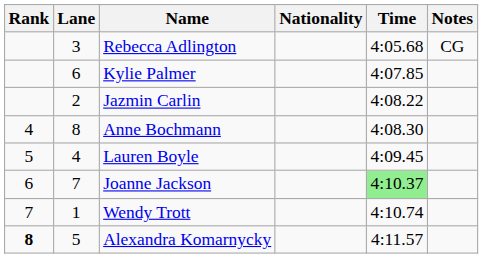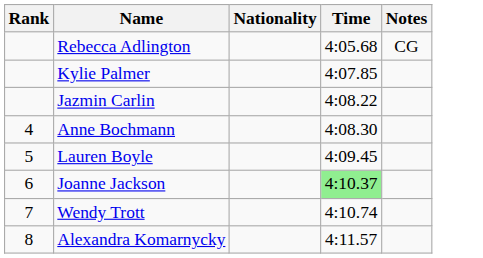- column: (76, 18)
(29, 239) bold -> (29, 239) normal
